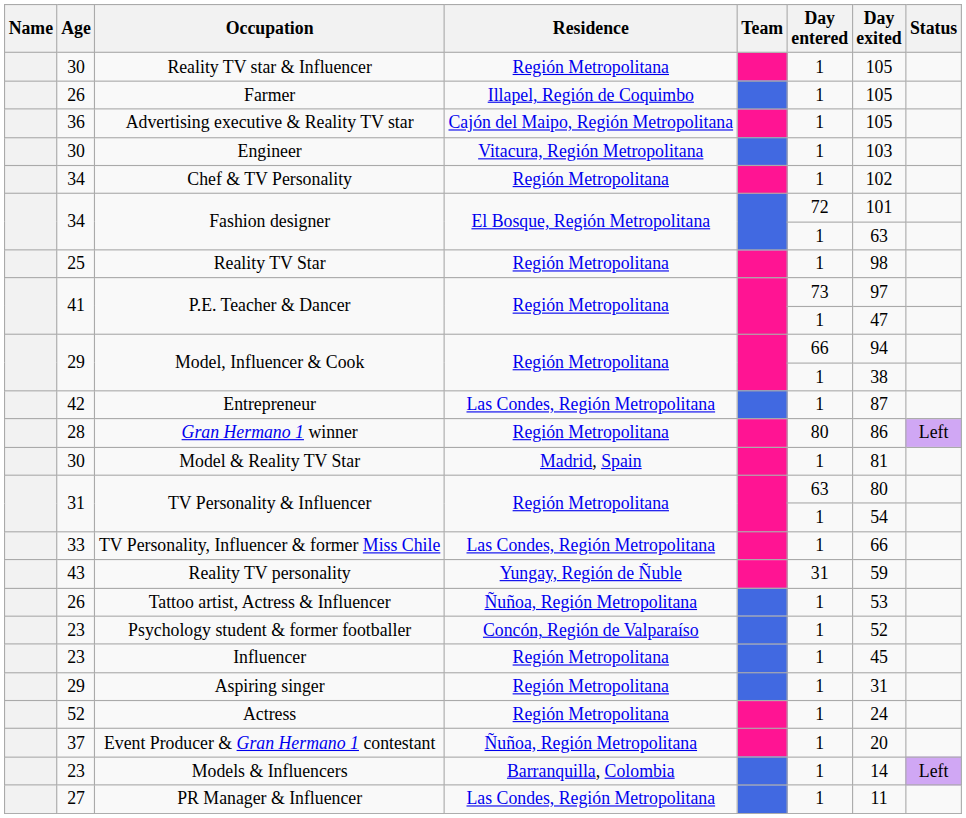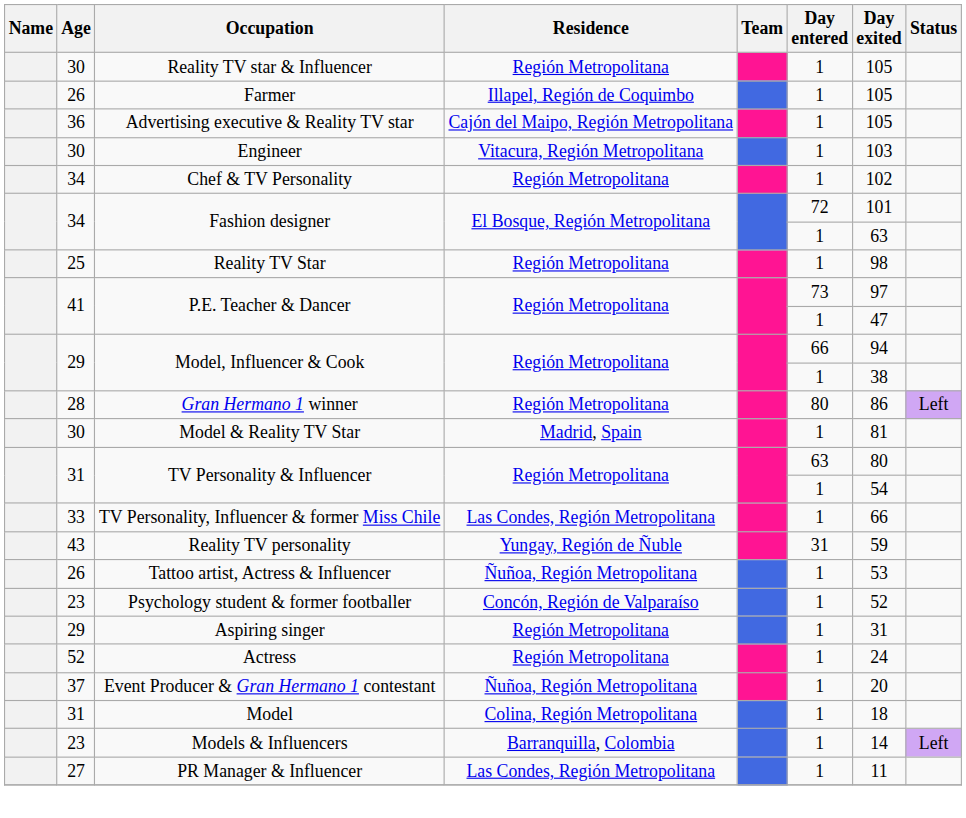- row: (76, 404)
- row: (76, 658)
+ row: (76, 714)
